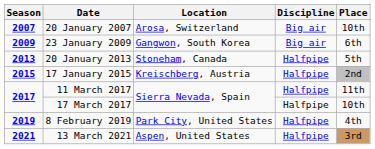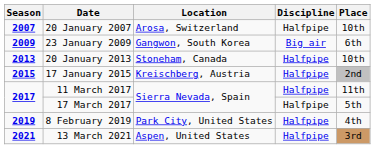(306, 28) Big air -> (306, 28) Halfpipe
(353, 58) 5th -> (353, 58) 10th
(353, 105) 10th -> (353, 105) 5th
